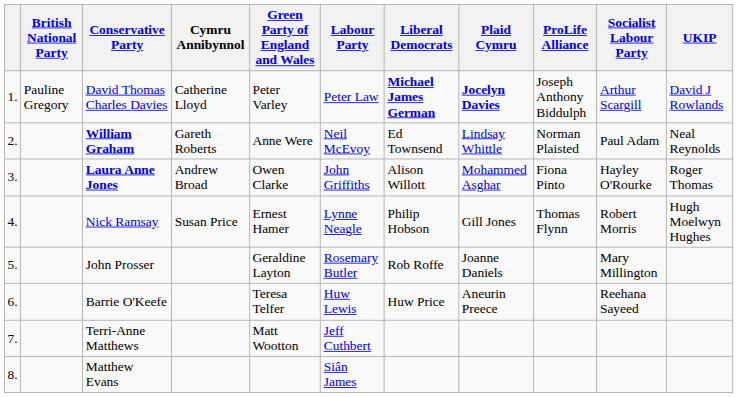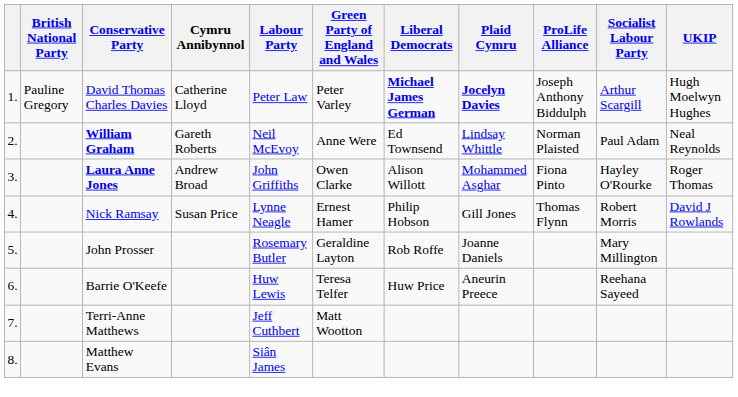columns swapped: (285, 37) <-> (352, 37)
(696, 96) David J Rowlands -> (695, 96) Hugh Moelwyn Hughes
(695, 221) Hugh Moelwyn Hughes -> (696, 213) David J Rowlands
